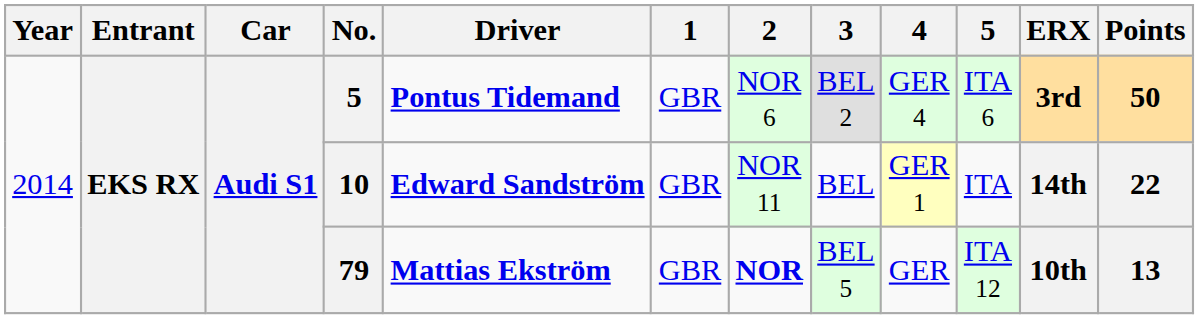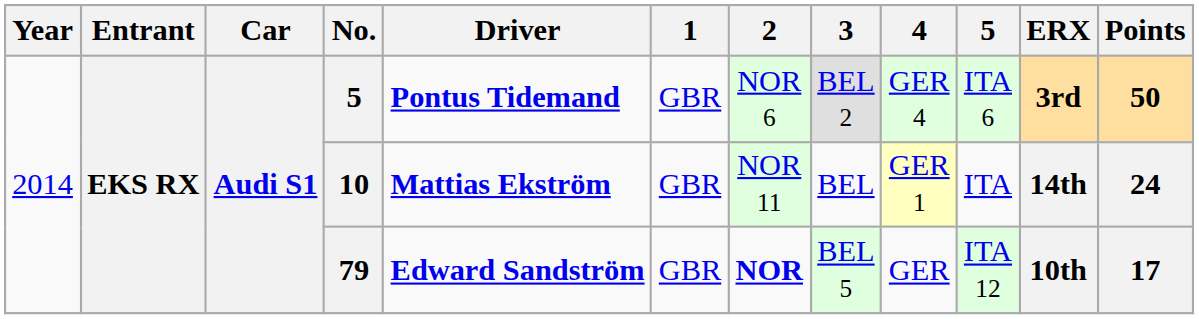(518, 183) Edward Sandström -> (501, 183) Mattias Ekström
(1145, 183) 22 -> (1145, 183) 24
(501, 269) Mattias Ekström -> (518, 269) Edward Sandström
(1145, 269) 13 -> (1145, 269) 17
